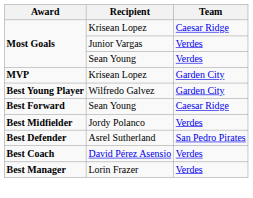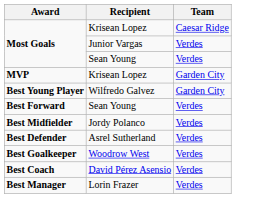(202, 106) Caesar Ridge -> (189, 106) Verdes
(211, 138) San Pedro Pirates -> (189, 138) Verdes
+ row: (41, 153)
